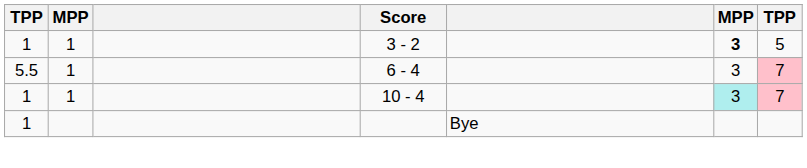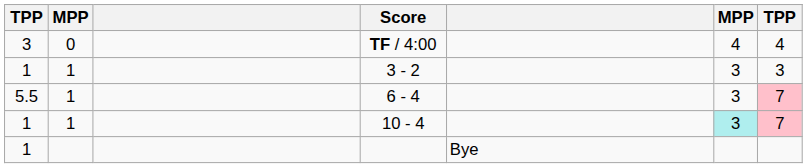+ row: (403, 44)
(736, 44) bold -> (736, 70) normal
(780, 44) 5 -> (780, 70) 3
